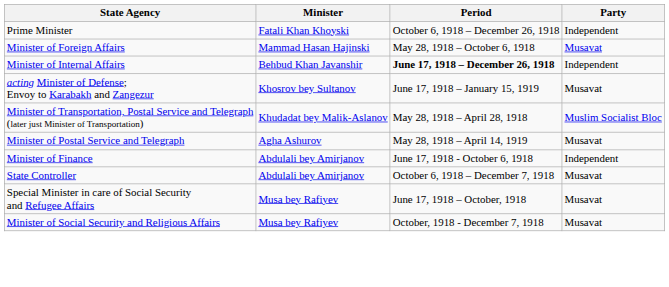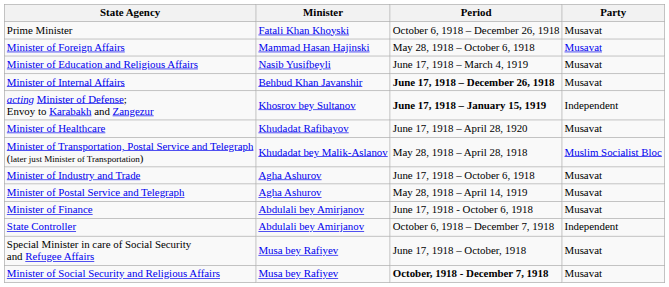(591, 30) Independent -> (583, 30) Musavat
+ row: (102, 64)
(591, 64) Independent -> (583, 82) Musavat
(466, 88) normal -> (469, 105) bold
(583, 88) Musavat -> (591, 105) Independent
+ row: (56, 128)
+ row: (74, 175)
(591, 158) Independent -> (583, 210) Musavat
(583, 175) Musavat -> (591, 227) Independent
(468, 222) normal -> (471, 274) bold
